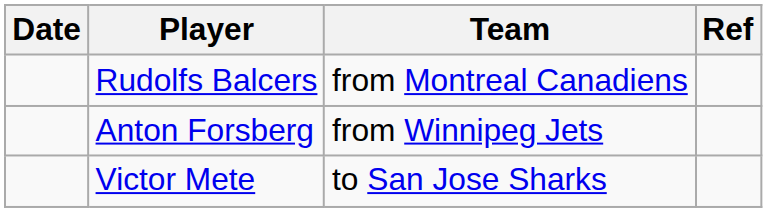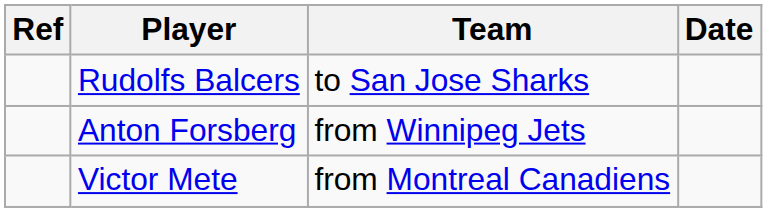columns swapped: (47, 29) <-> (728, 29)
(510, 79) from Montreal Canadiens -> (452, 79) to San Jose Sharks
(469, 180) to San Jose Sharks -> (492, 180) from Montreal Canadiens
